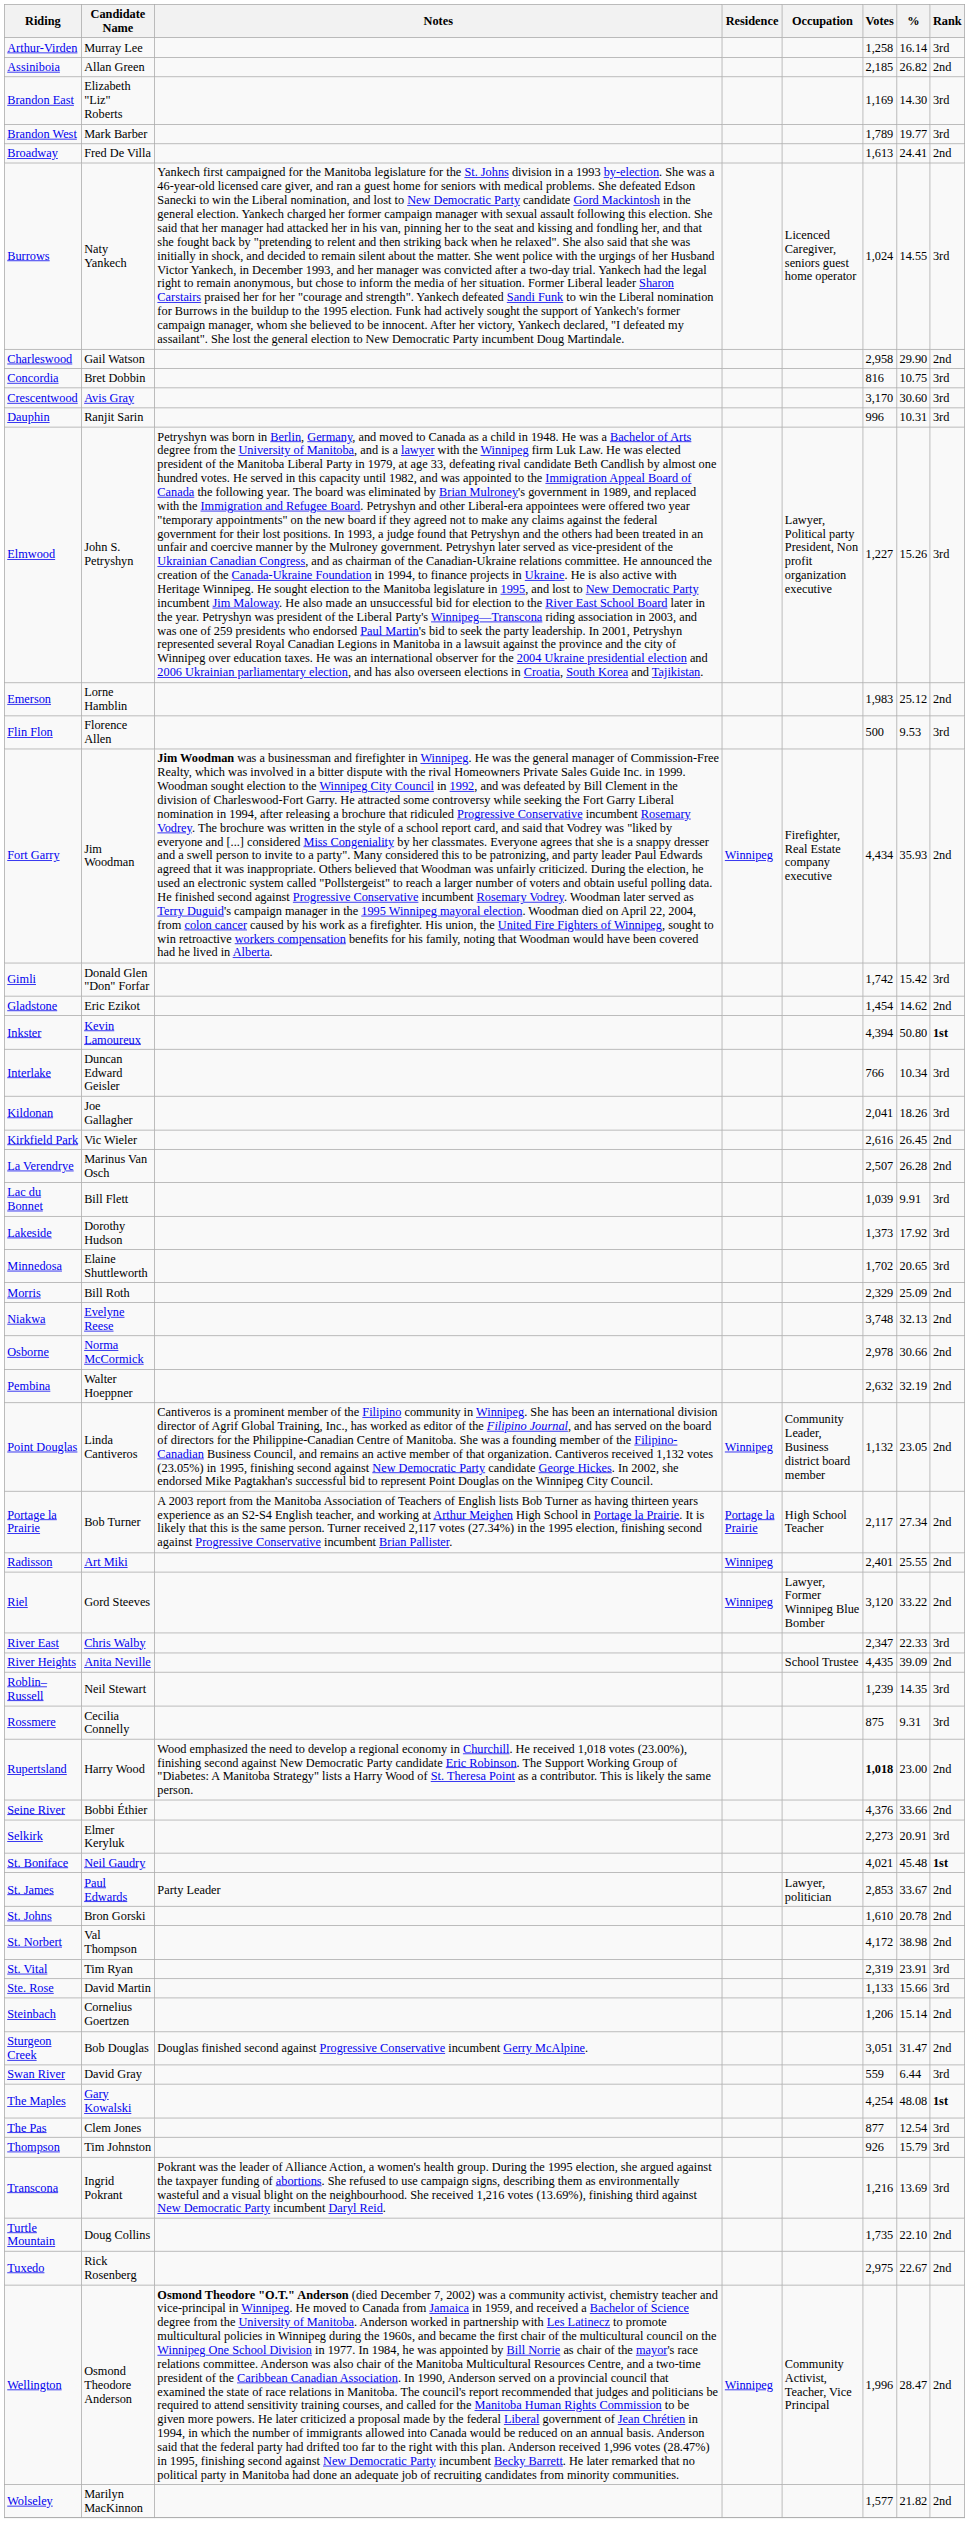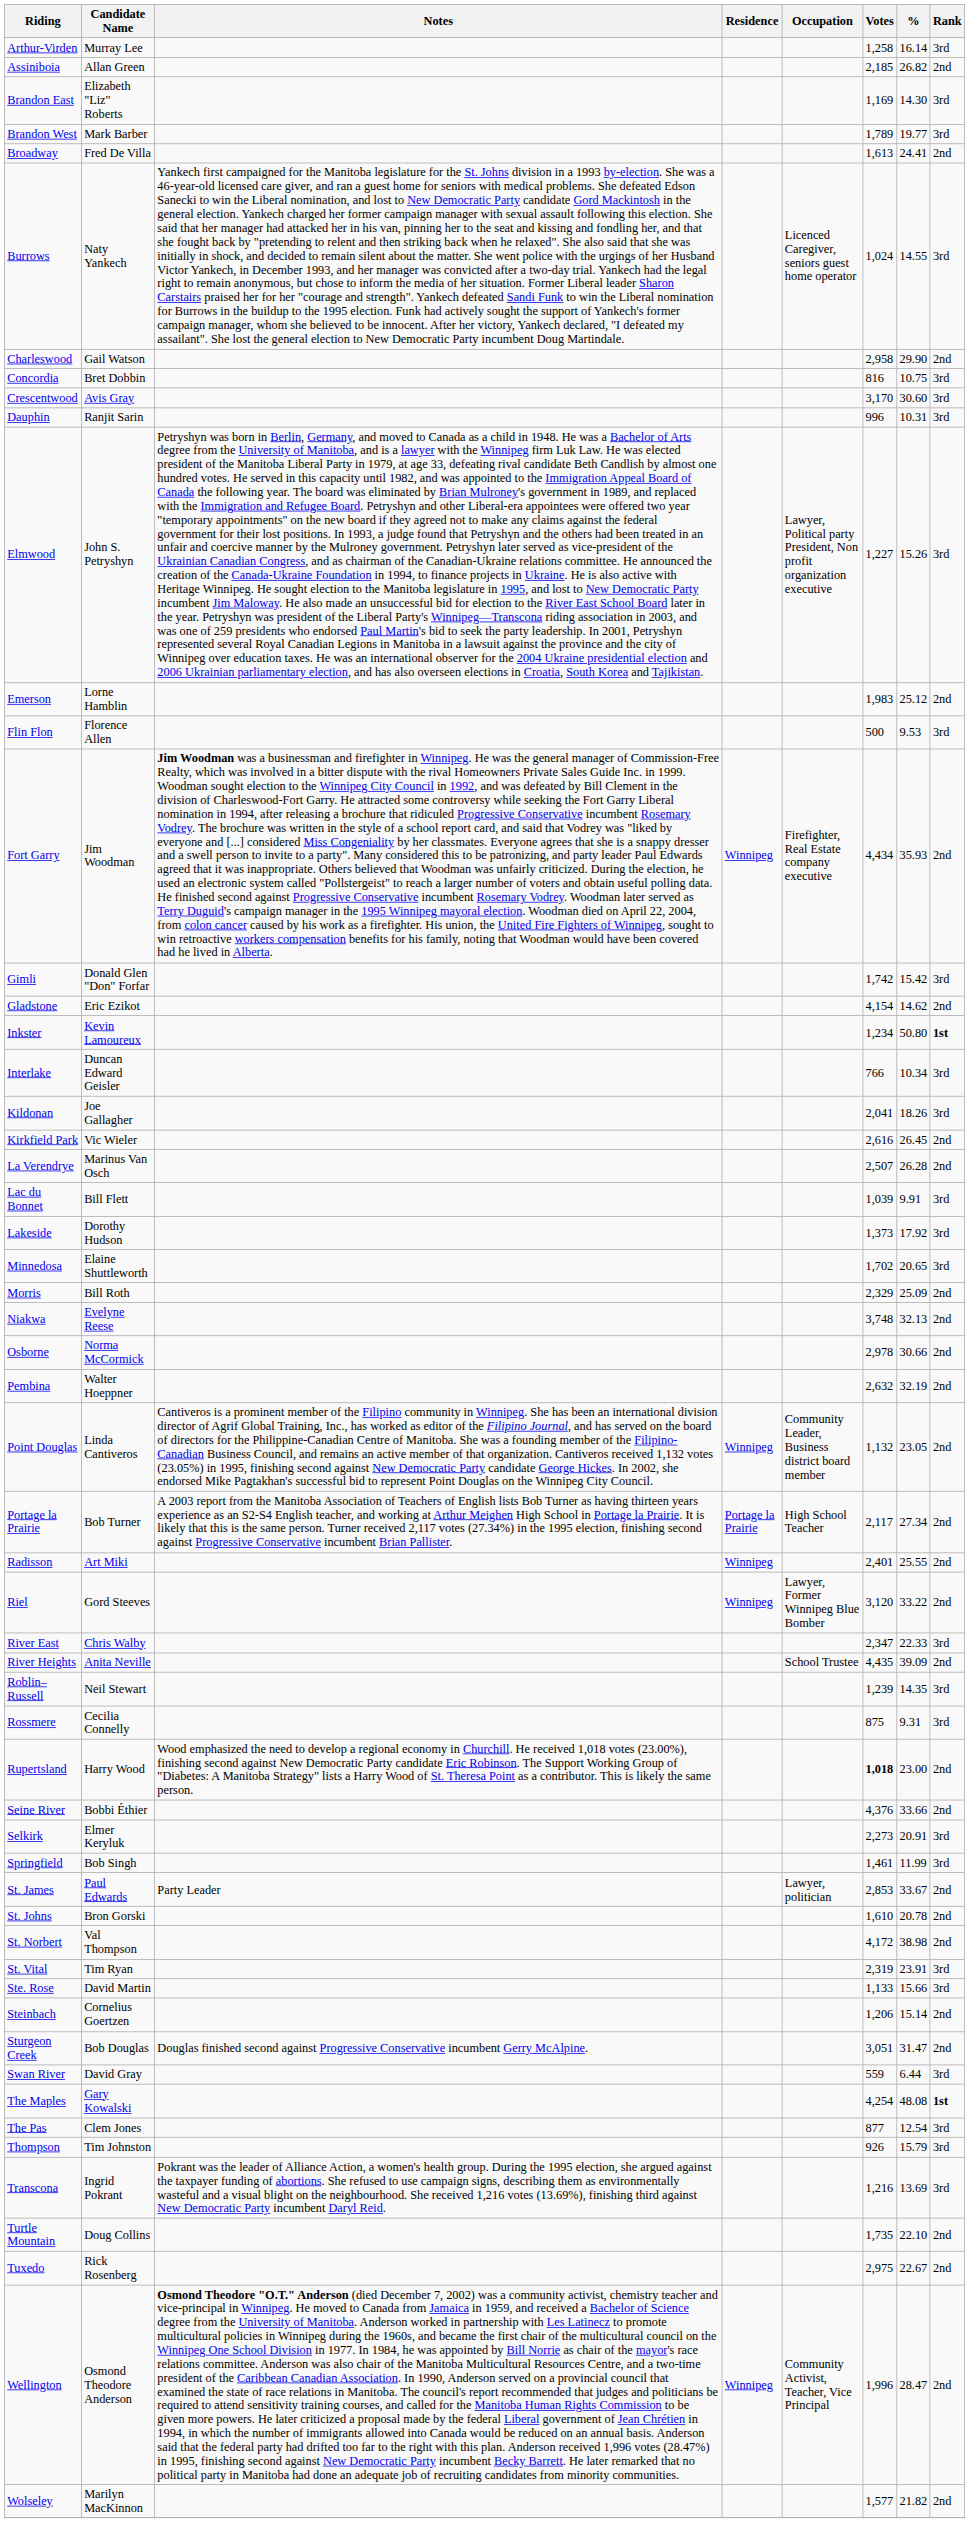(879, 1006) 1,454 -> (879, 1006) 4,154
(879, 1032) 4,394 -> (879, 1032) 1,234
+ row: (35, 1863)
- row: (38, 1863)
